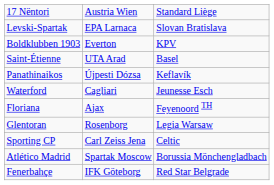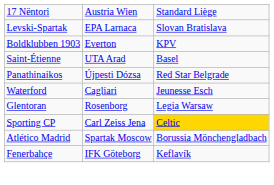(174, 75) Keflavík -> (193, 75) Red Star Belgrade
- row: (23, 108)
(168, 140) no background -> (168, 122) gold background
(193, 172) Red Star Belgrade -> (174, 153) Keflavík
